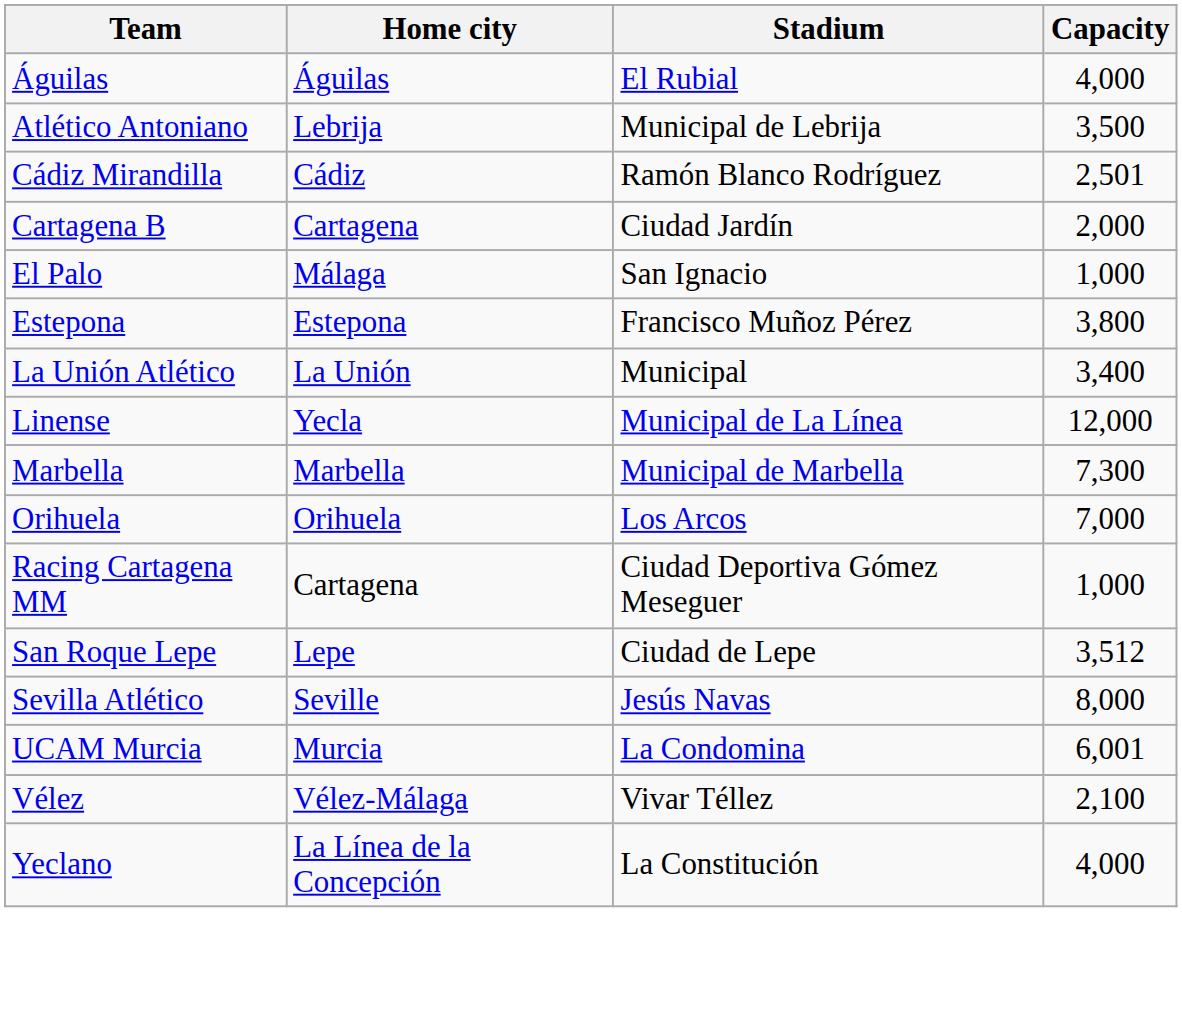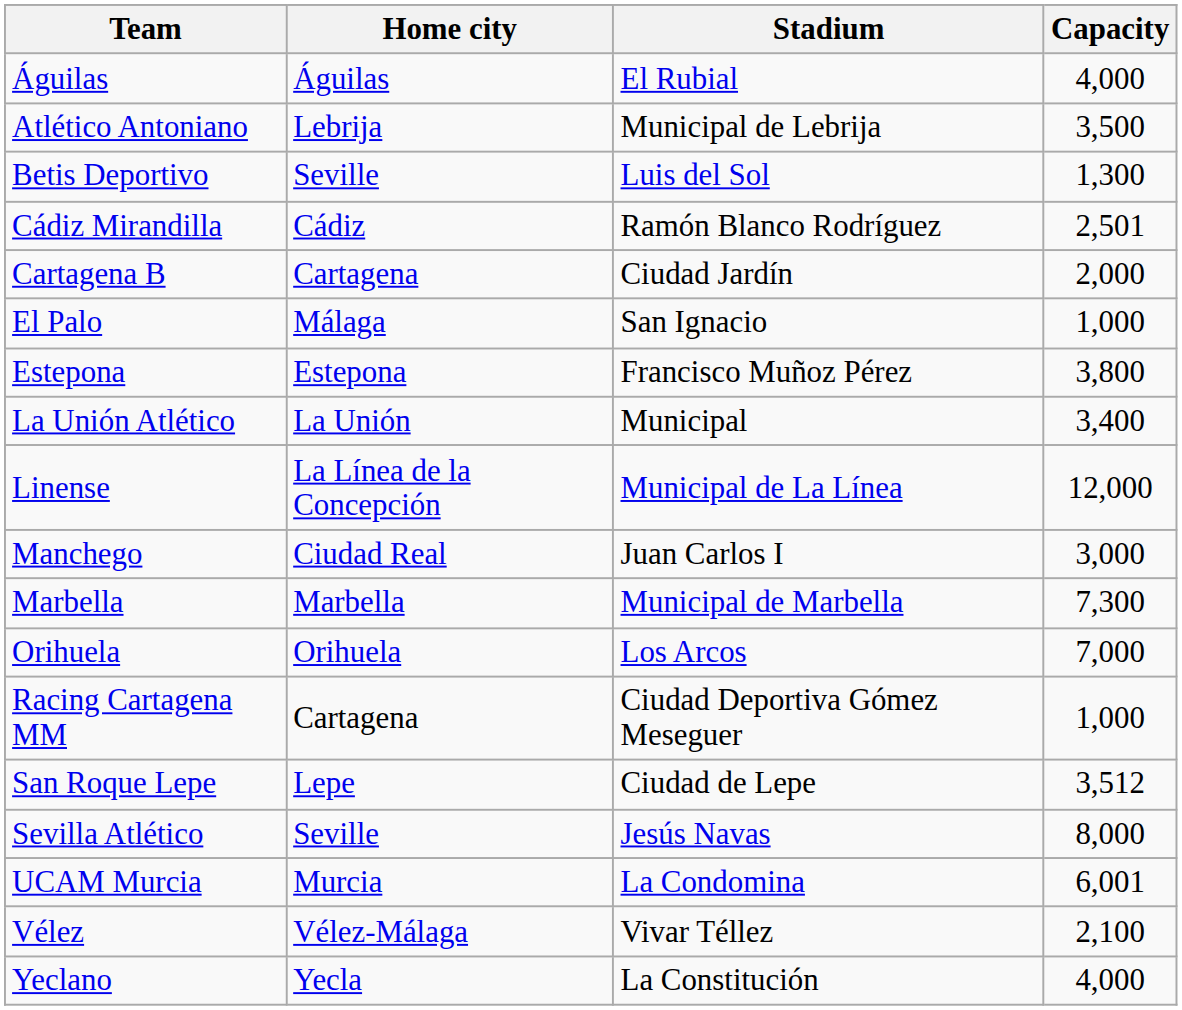+ row: (110, 175)
(328, 420) Yecla -> (382, 487) La Línea de la Concepción
+ row: (77, 553)
(382, 864) La Línea de la Concepción -> (328, 979) Yecla
